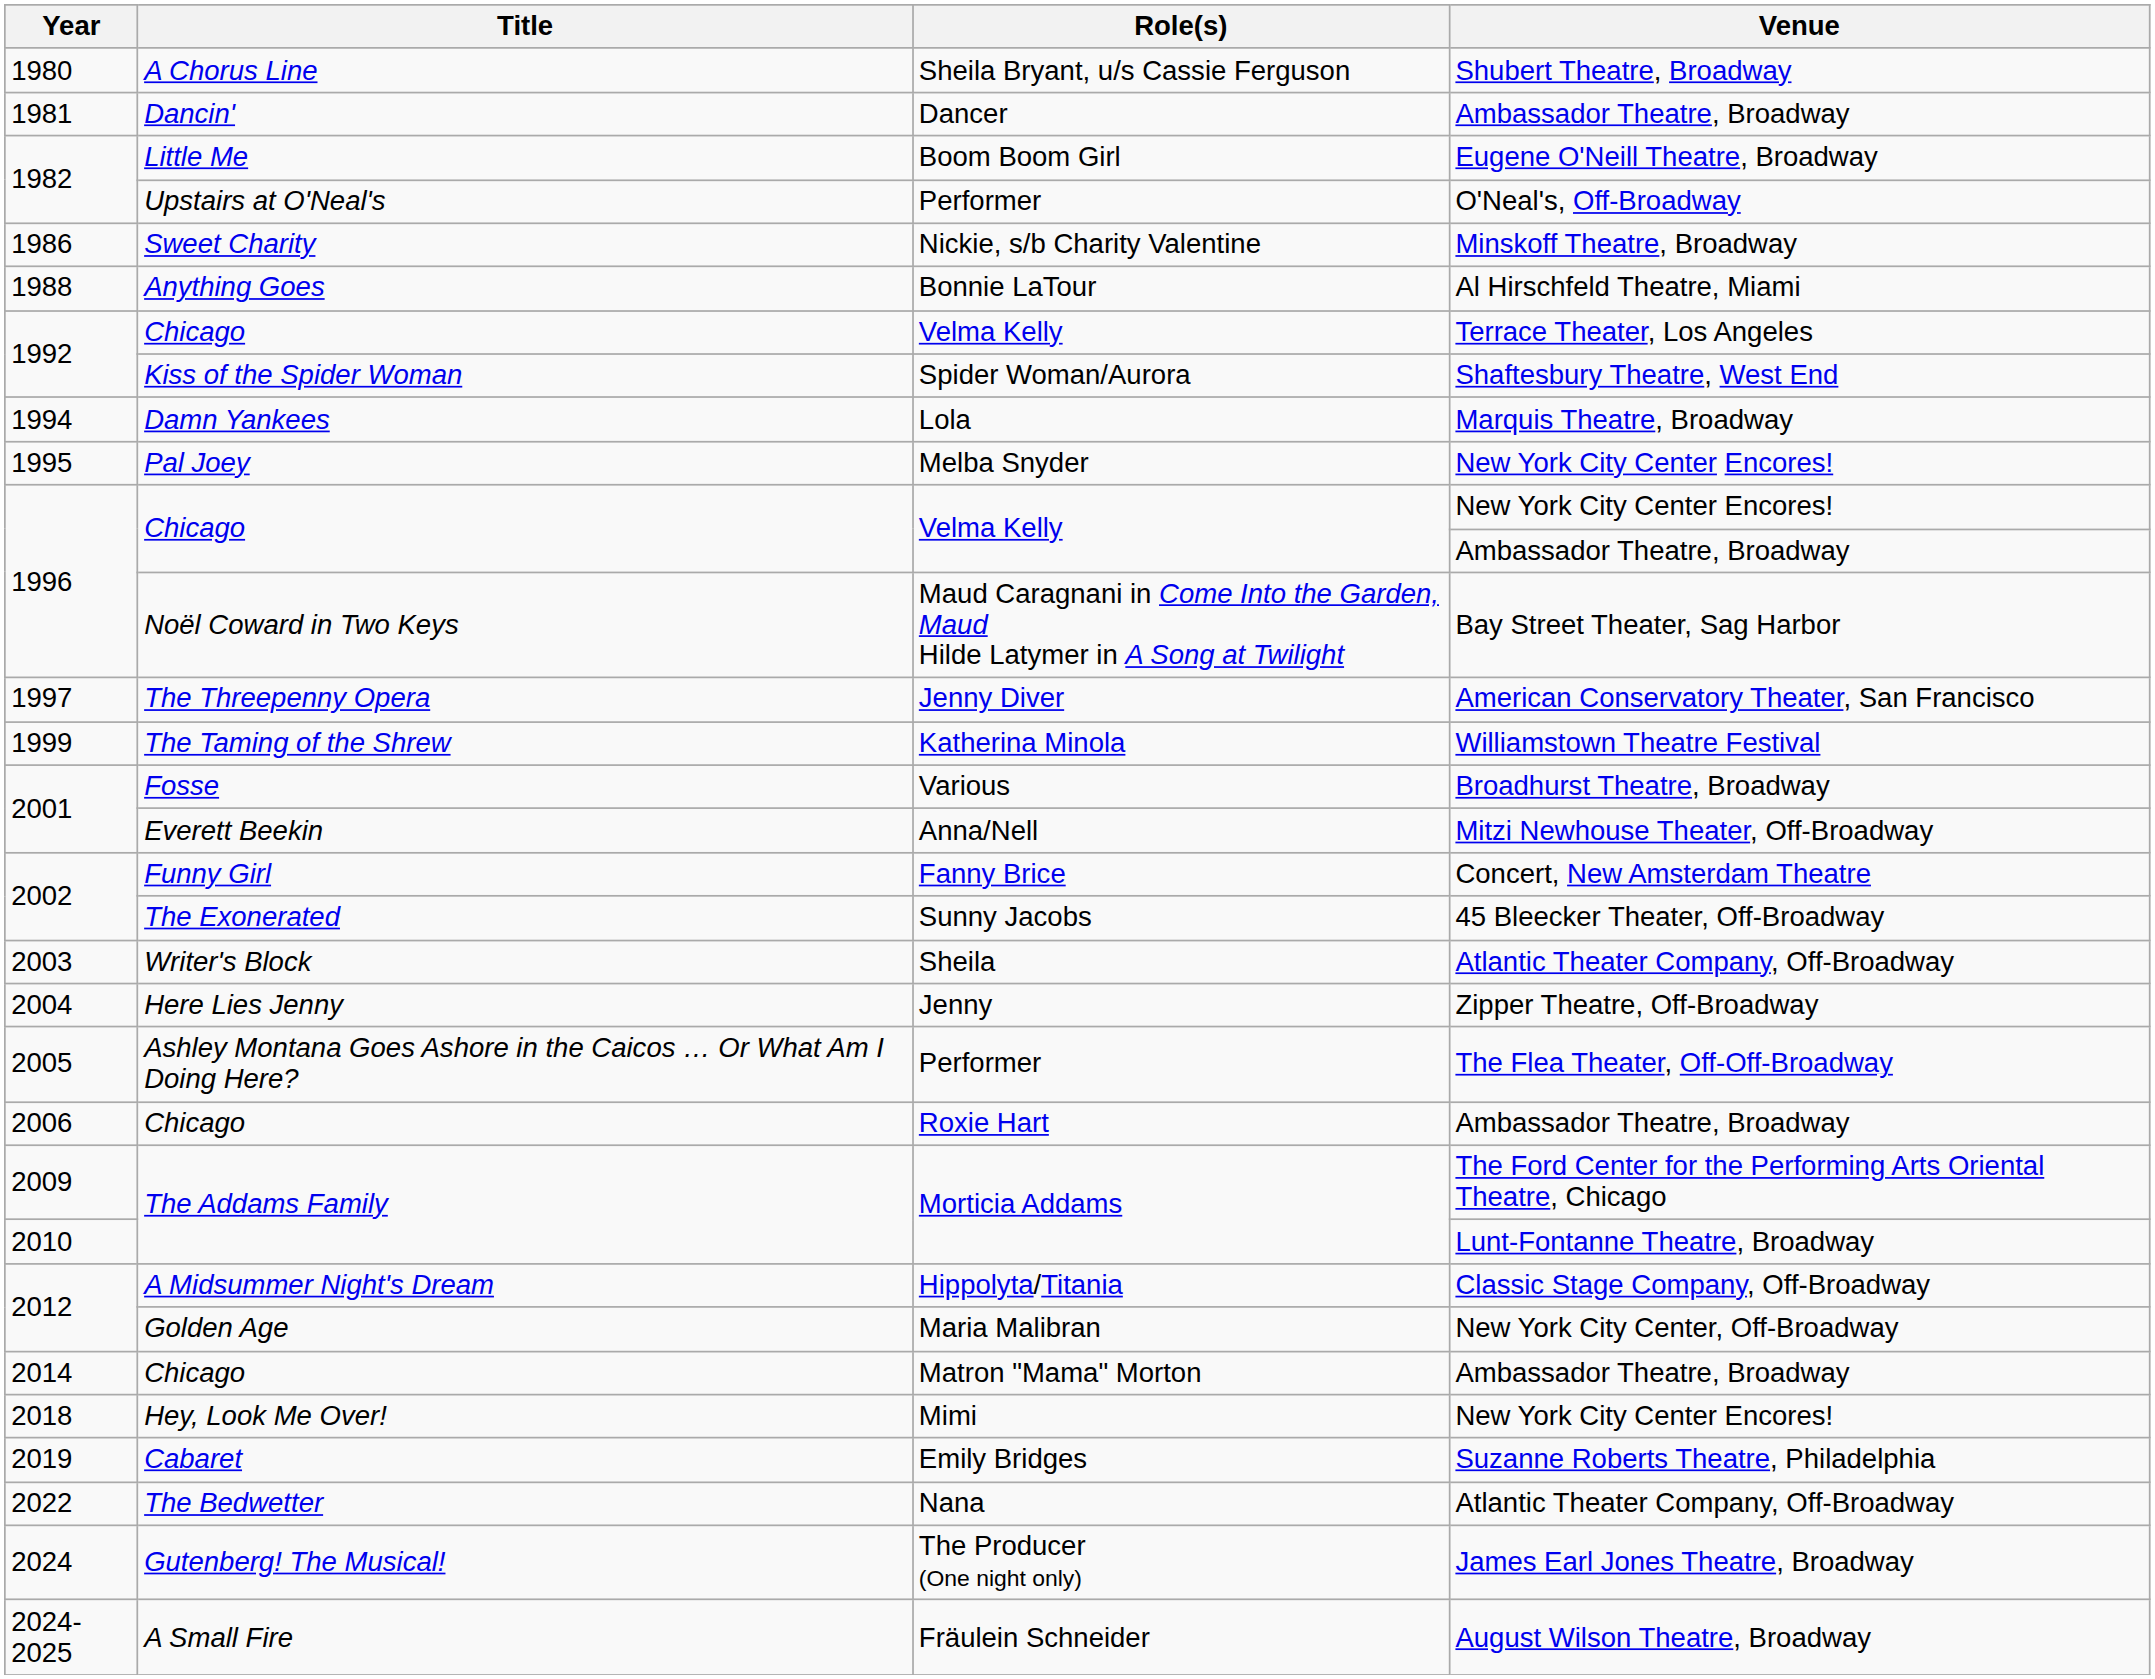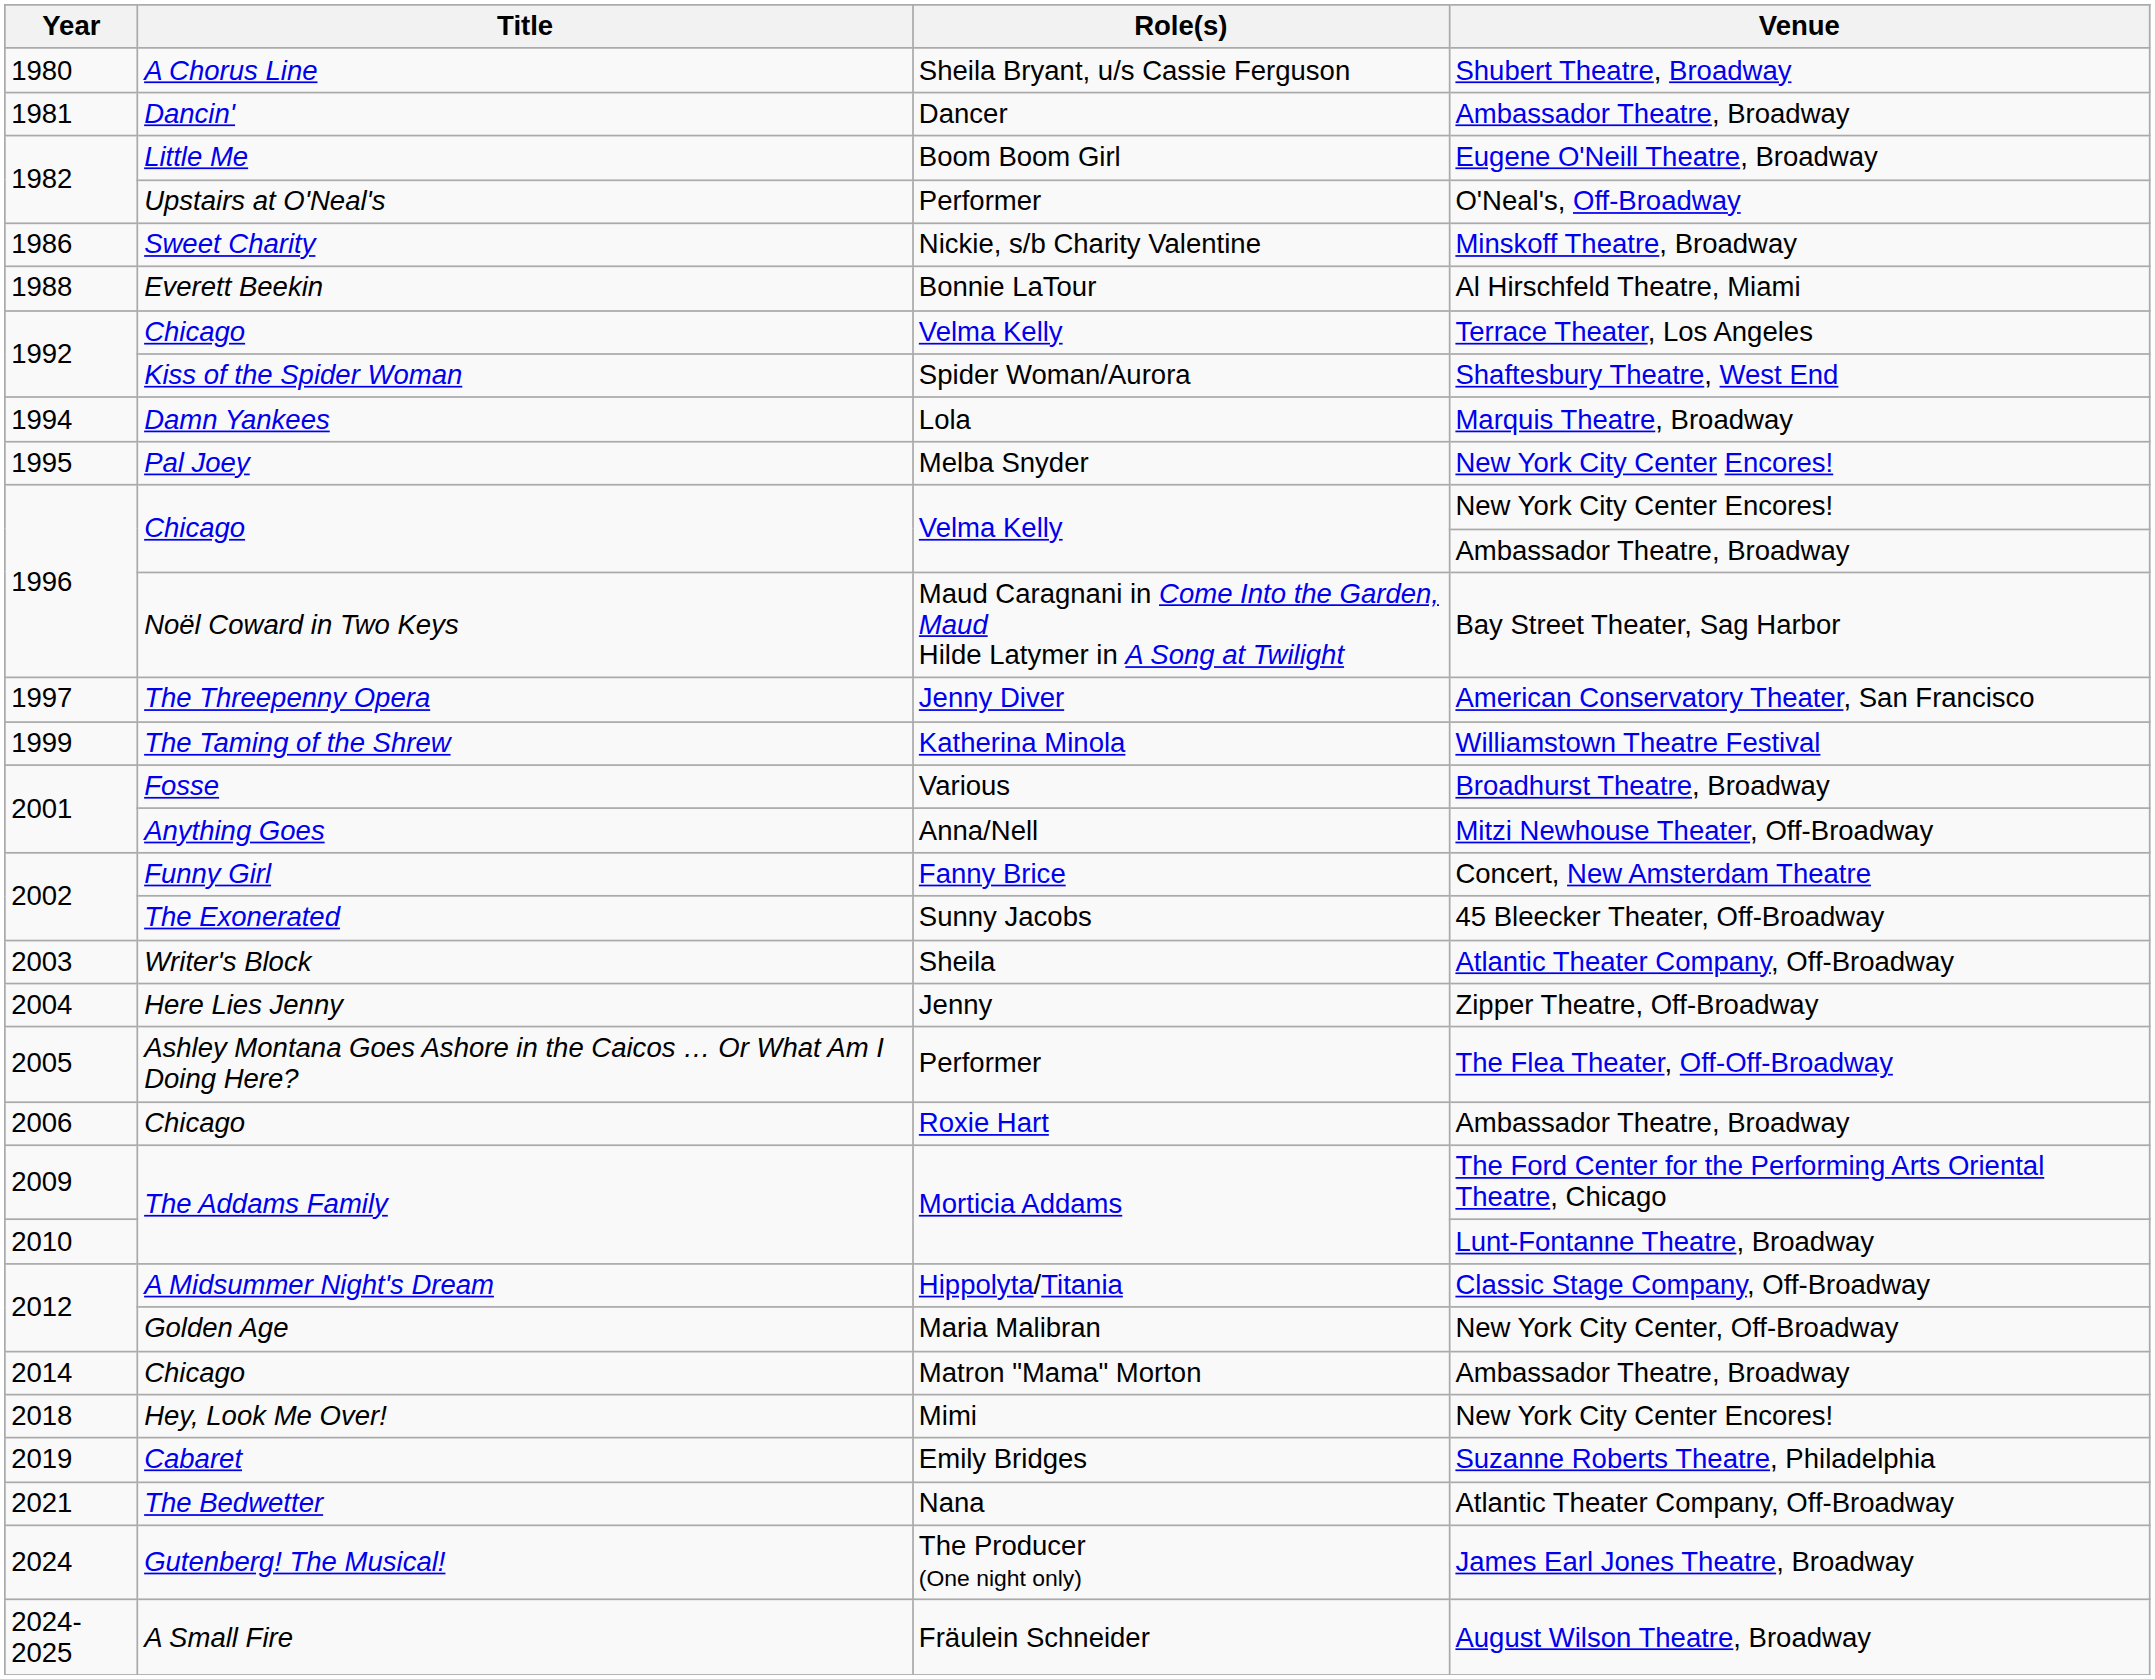(234, 288) Anything Goes -> (234, 288) Everett Beekin
(234, 830) Everett Beekin -> (234, 830) Anything Goes
(42, 1503) 2022 -> (42, 1503) 2021
